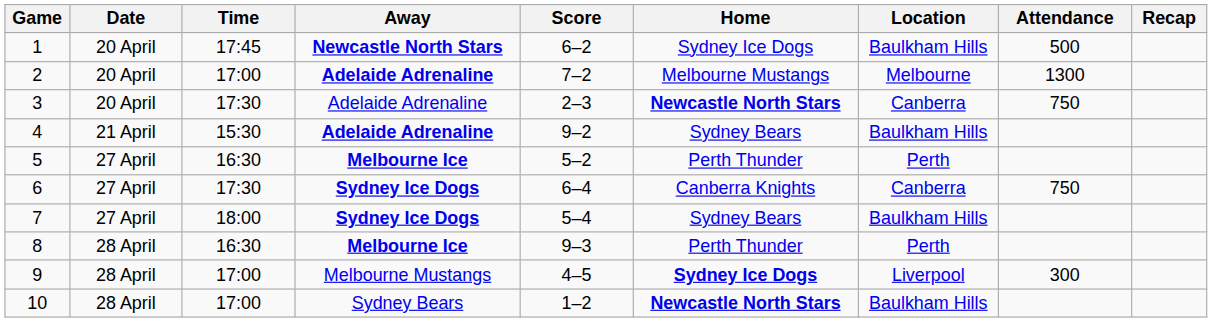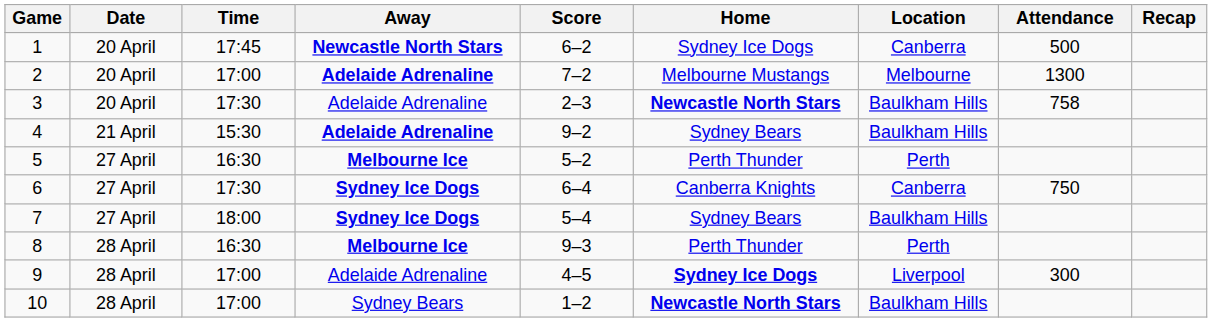(928, 47) Baulkham Hills -> (928, 47) Canberra
(928, 103) Canberra -> (928, 103) Baulkham Hills
(1065, 103) 750 -> (1065, 103) 758
(408, 274) Melbourne Mustangs -> (408, 274) Adelaide Adrenaline
